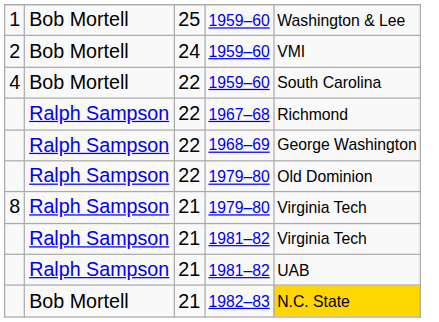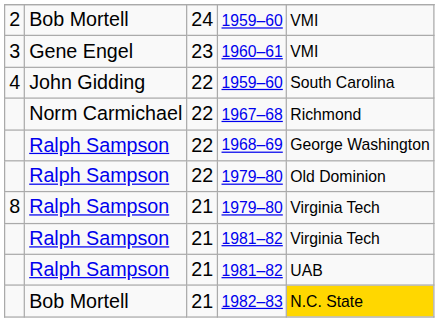- row: (15, 20)
+ row: (15, 51)
(79, 82) Bob Mortell -> (87, 82) John Gidding
(99, 113) Ralph Sampson -> (106, 113) Norm Carmichael
